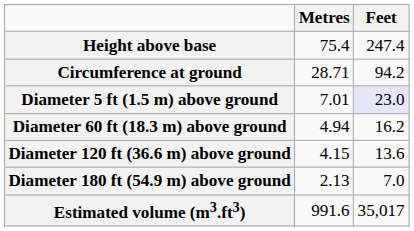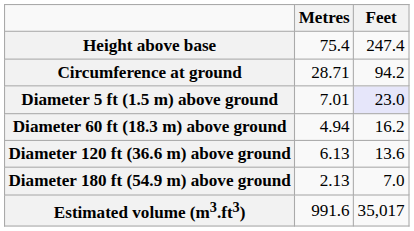(335, 153) 4.15 -> (335, 153) 6.13
